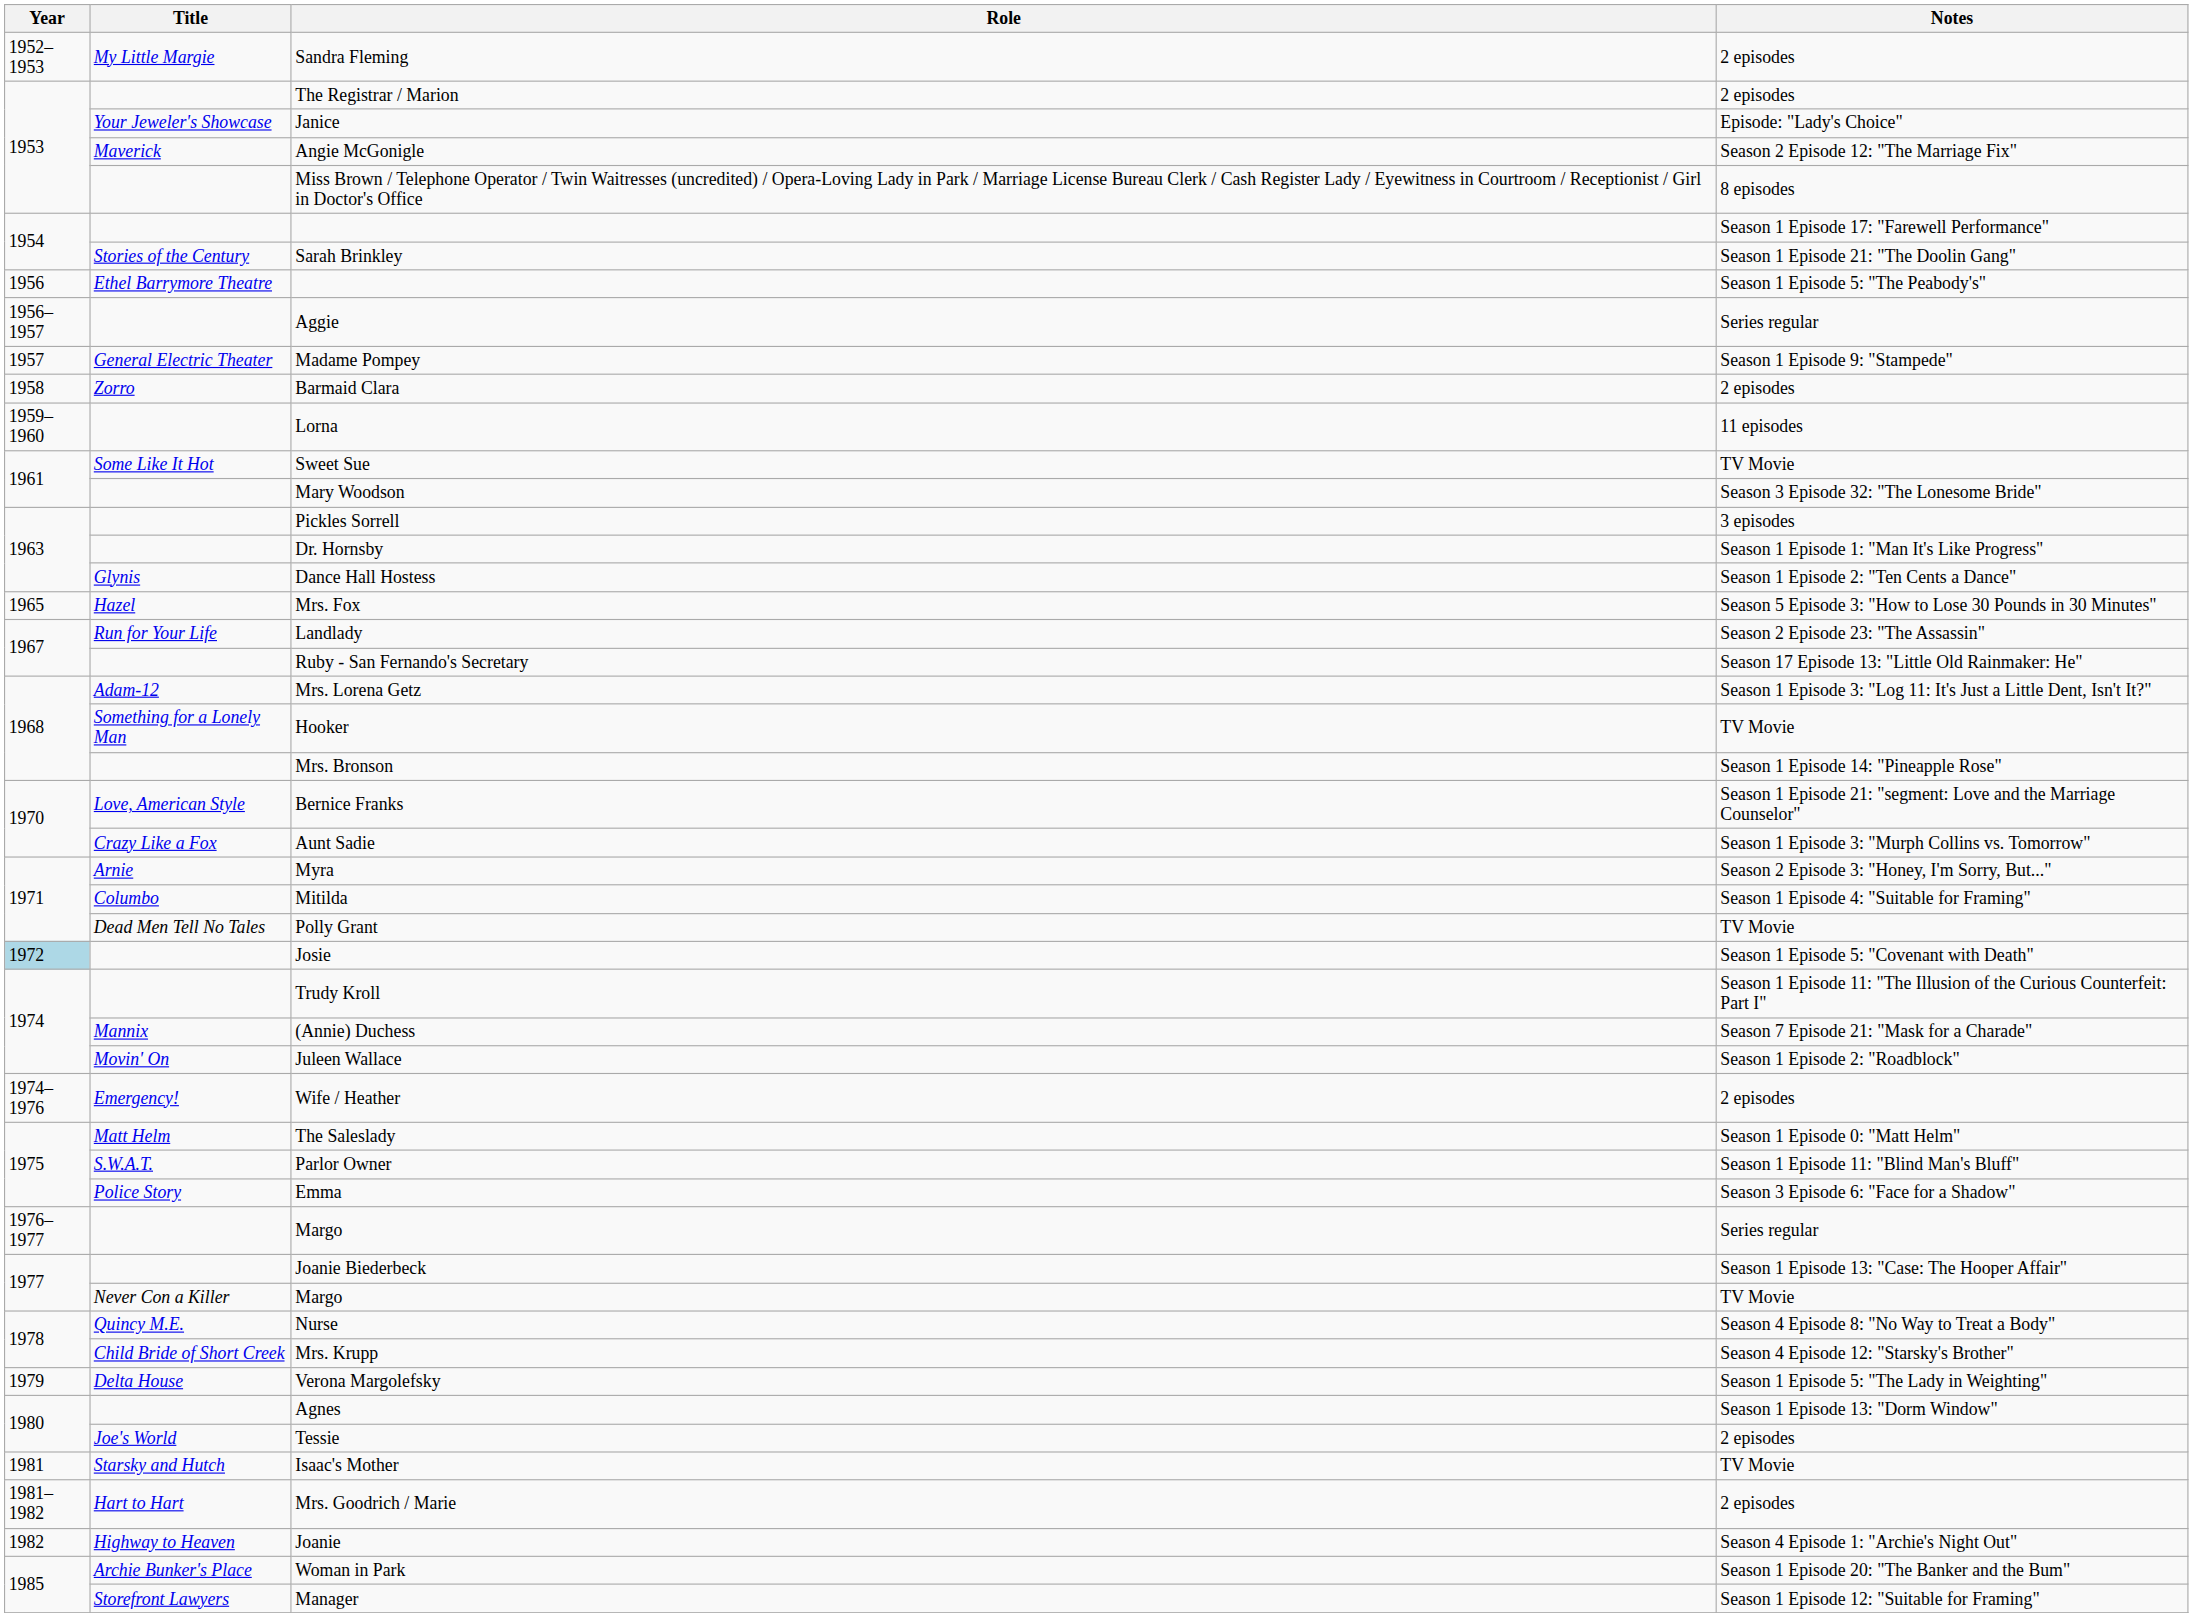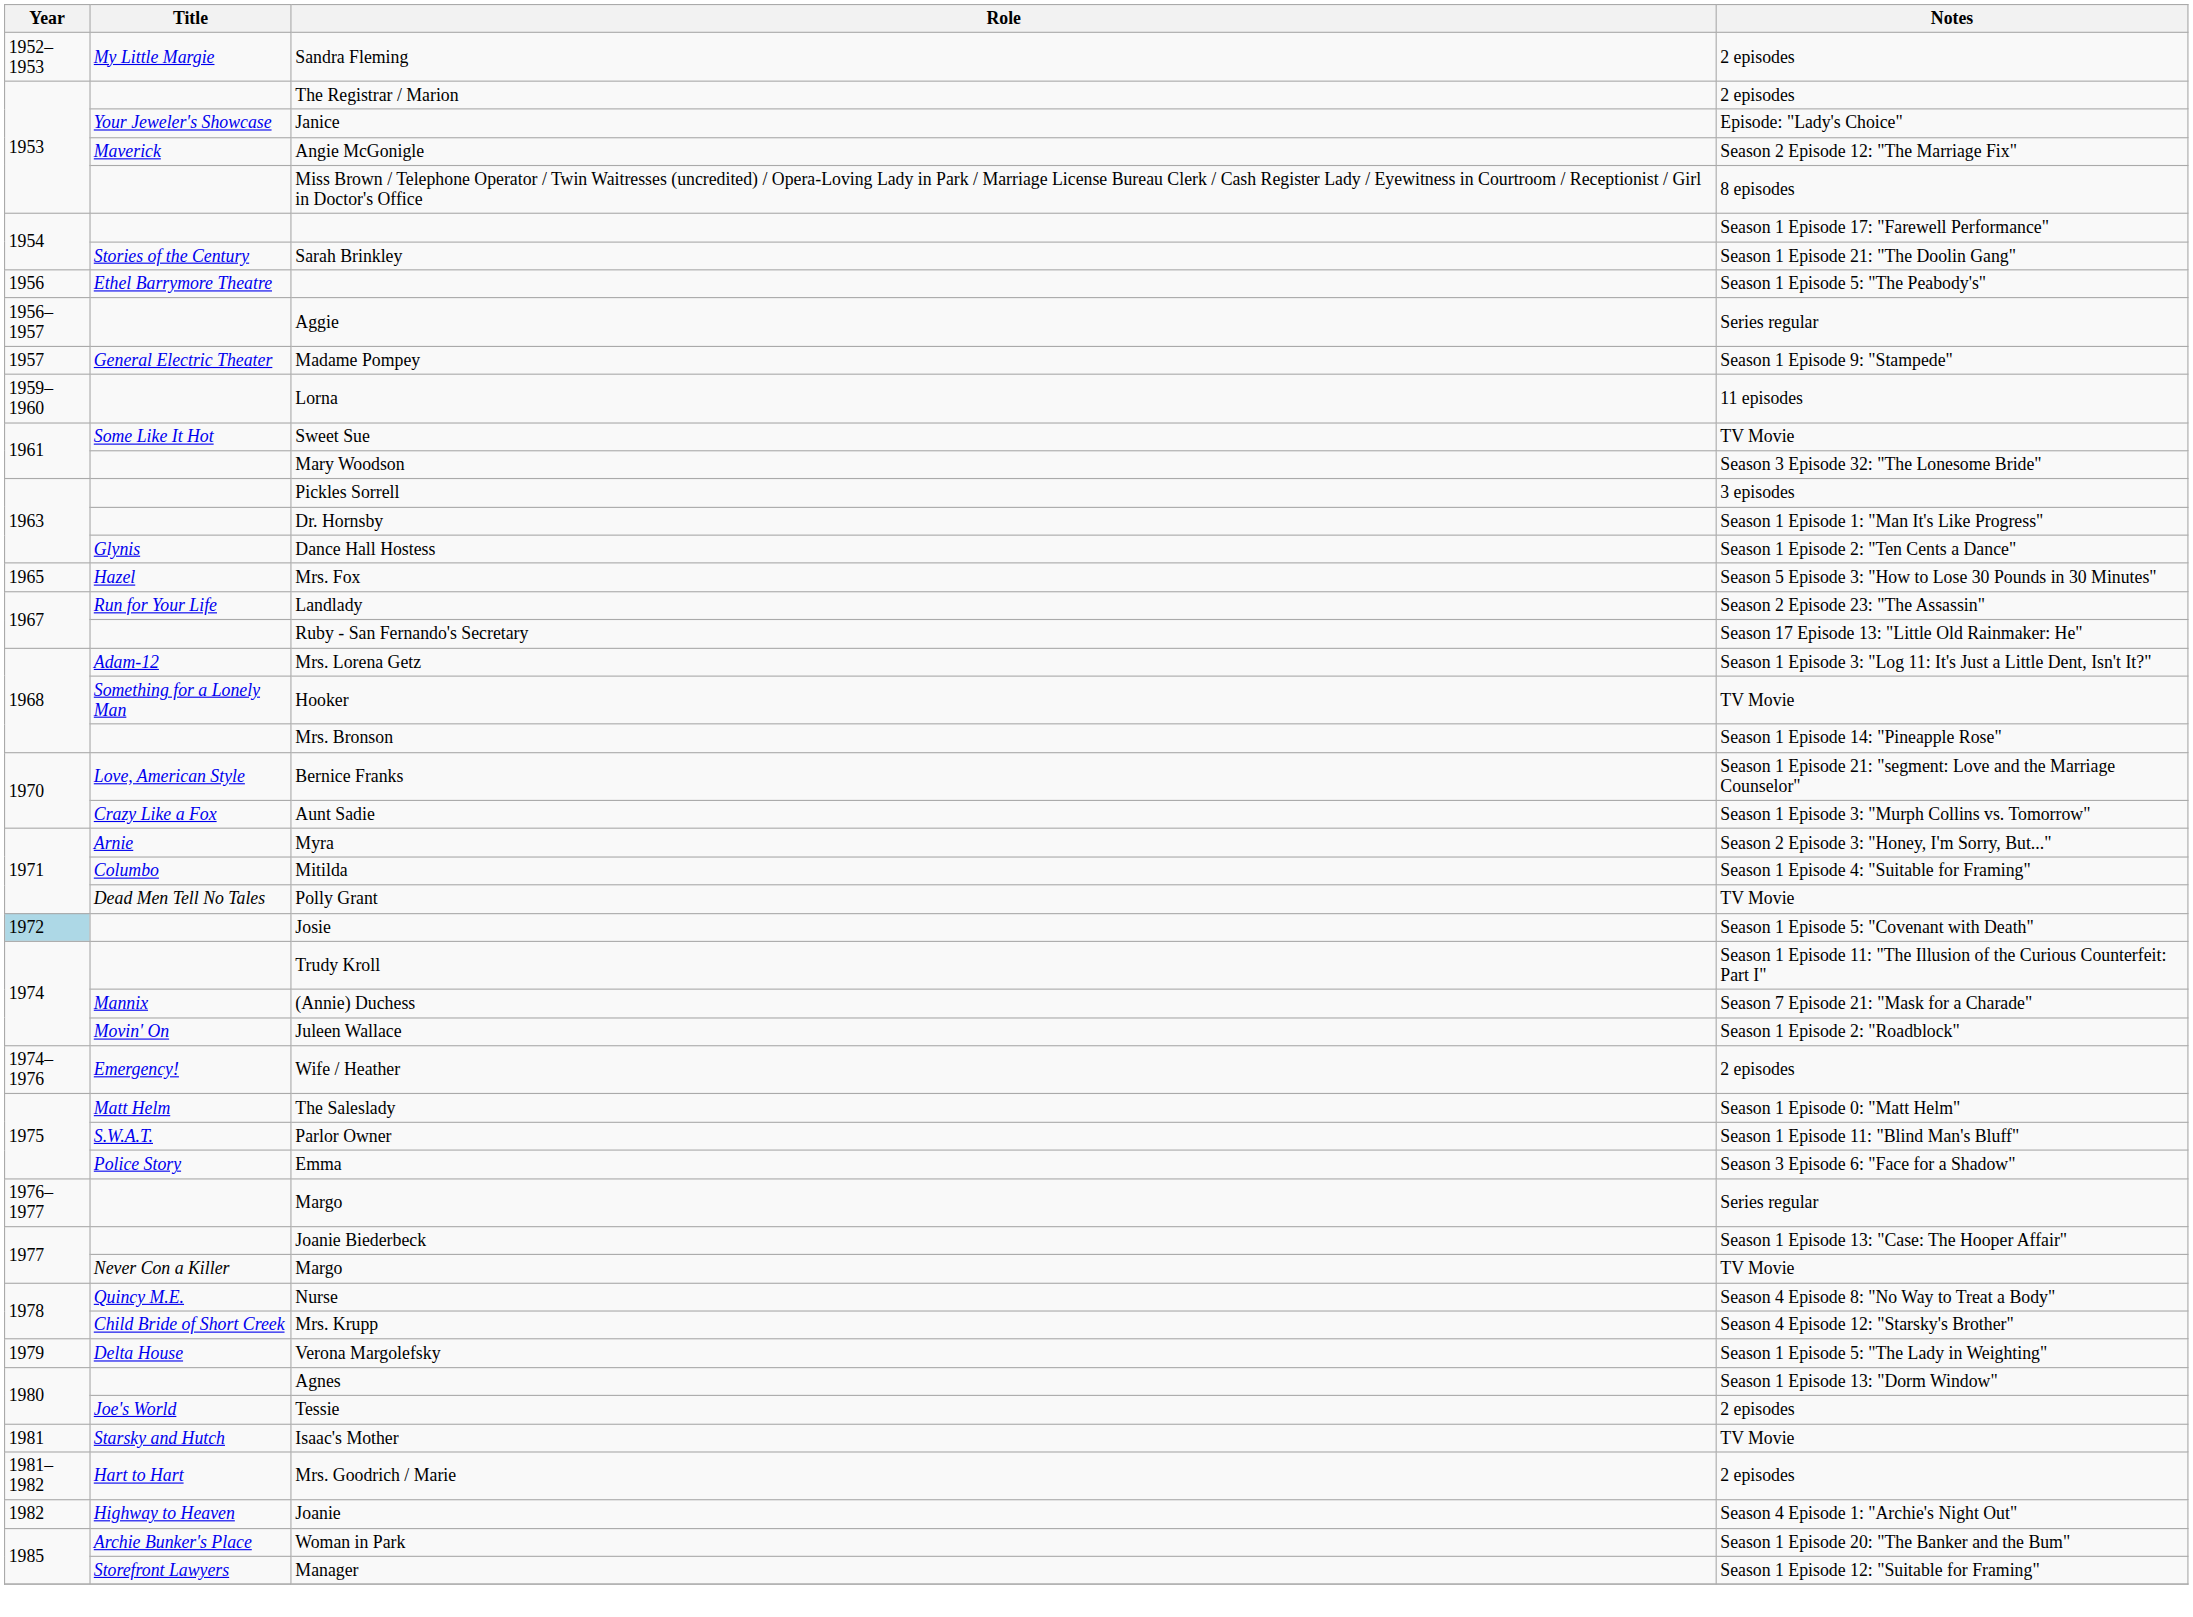- row: (347, 388)
